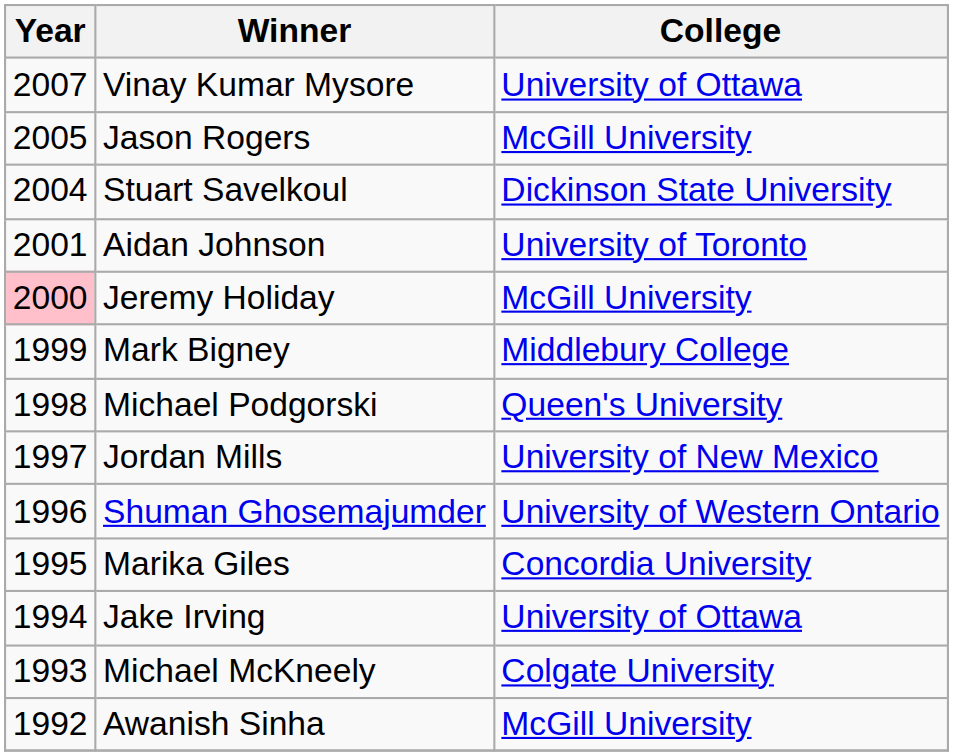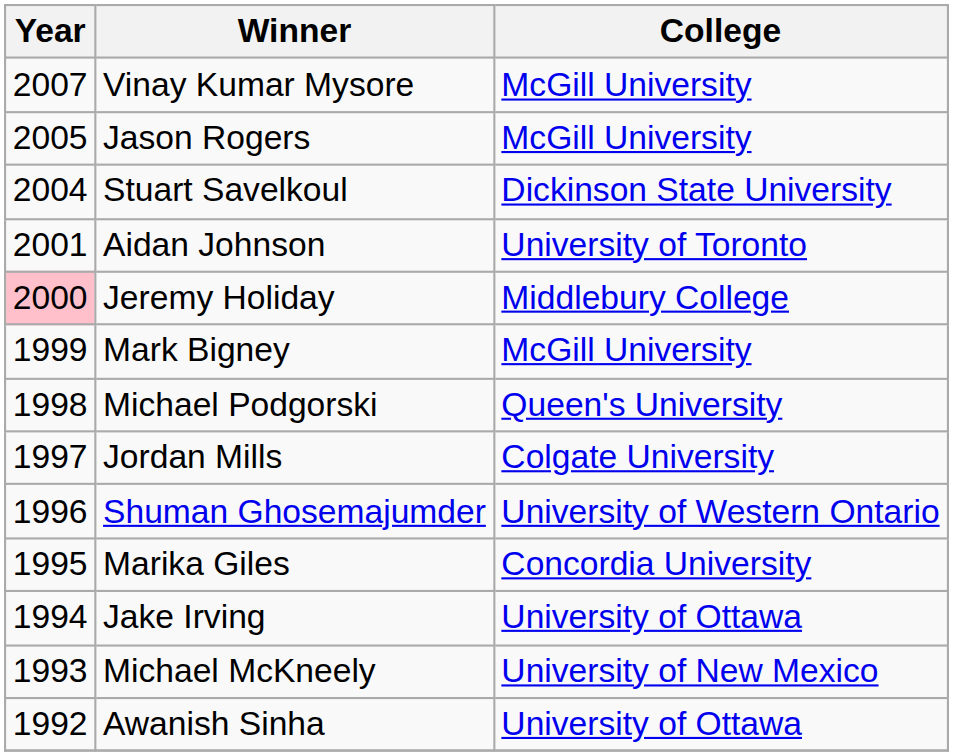(652, 84) University of Ottawa -> (626, 84) McGill University
(626, 297) McGill University -> (645, 297) Middlebury College
(645, 350) Middlebury College -> (626, 350) McGill University
(690, 457) University of New Mexico -> (638, 457) Colgate University
(638, 670) Colgate University -> (690, 670) University of New Mexico
(626, 723) McGill University -> (652, 723) University of Ottawa
